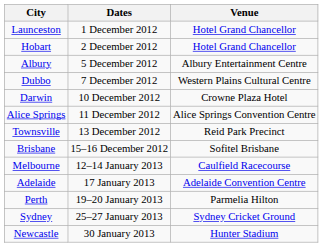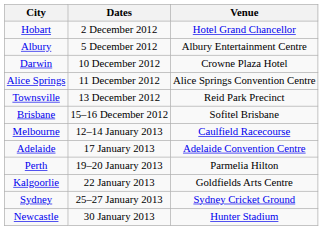- row: (36, 30)
- row: (36, 81)
+ row: (36, 183)
